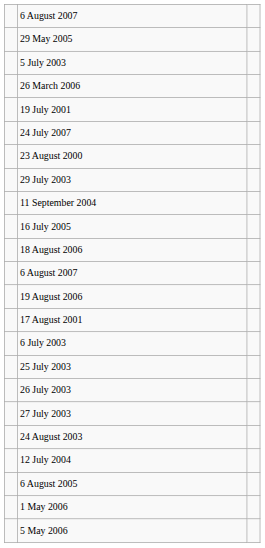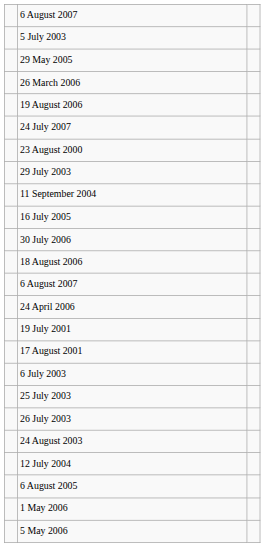rows swapped: (11, 63) <-> (11, 39)
rows swapped: (11, 297) <-> (11, 110)
+ row: (11, 240)
+ row: (11, 307)
- row: (11, 414)
